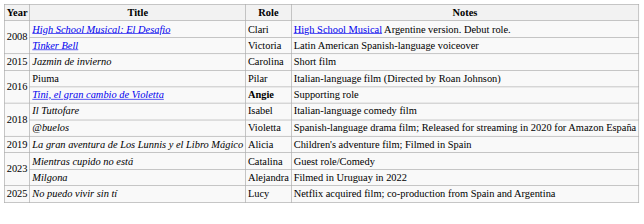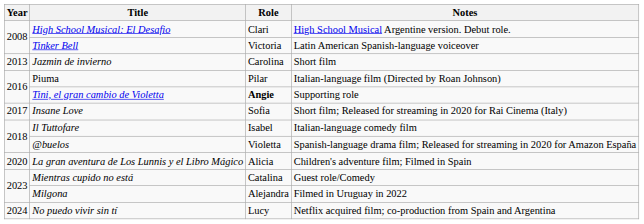(17, 62) 2015 -> (17, 62) 2013
+ row: (58, 111)
(17, 144) 2019 -> (17, 161) 2020
(17, 194) 2025 -> (17, 210) 2024
